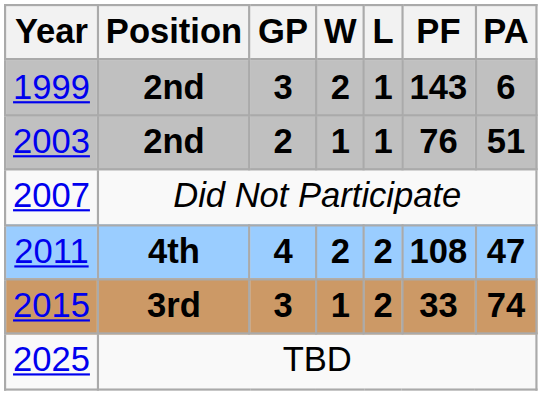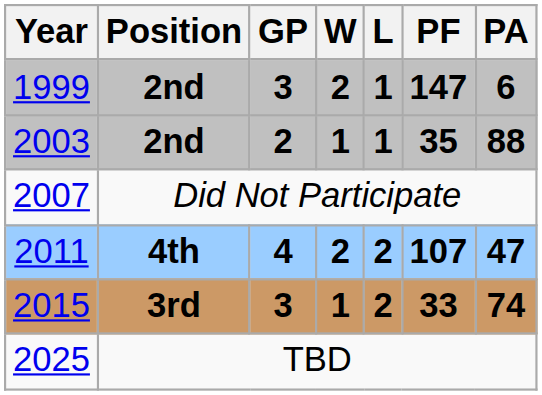(438, 86) 143 -> (438, 86) 147
(438, 141) 76 -> (438, 141) 35
(506, 141) 51 -> (506, 141) 88
(438, 251) 108 -> (438, 251) 107
